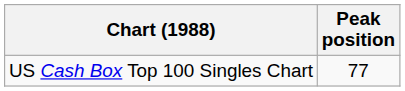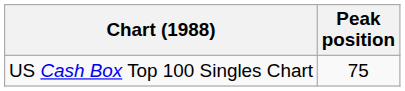(358, 70) 77 -> (358, 70) 75
